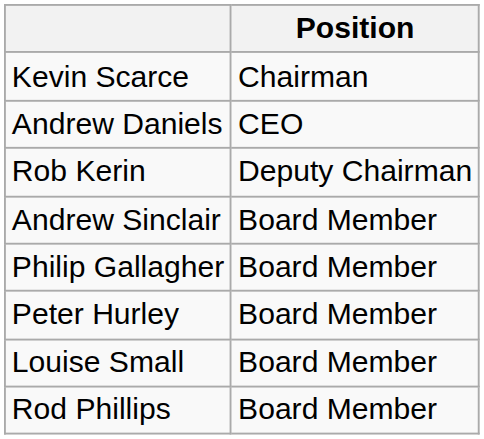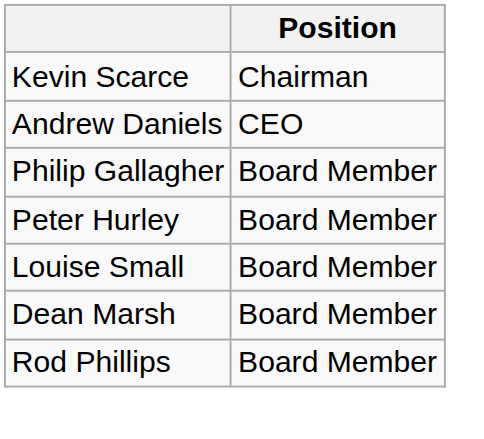- row: (79, 171)
- row: (116, 219)
+ row: (94, 314)
